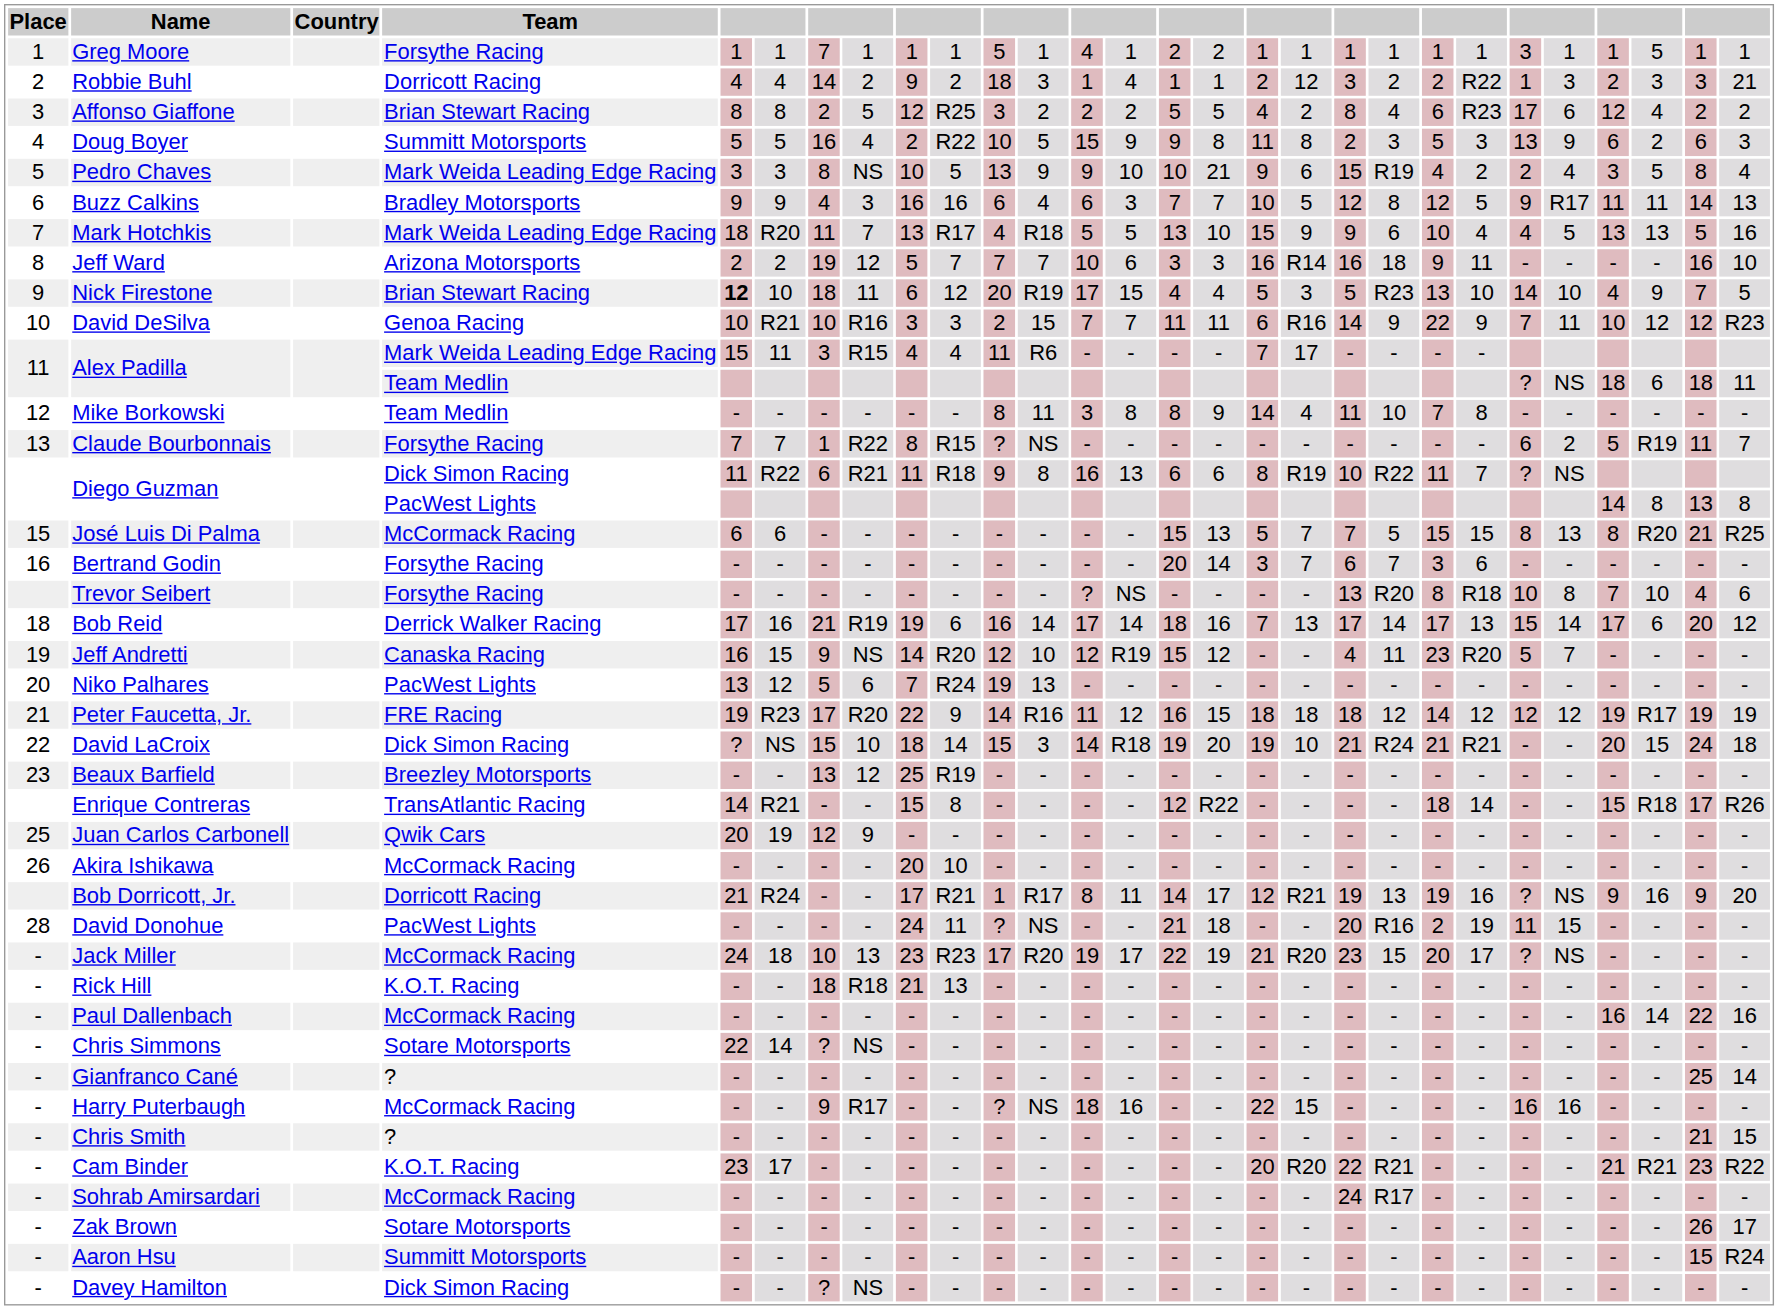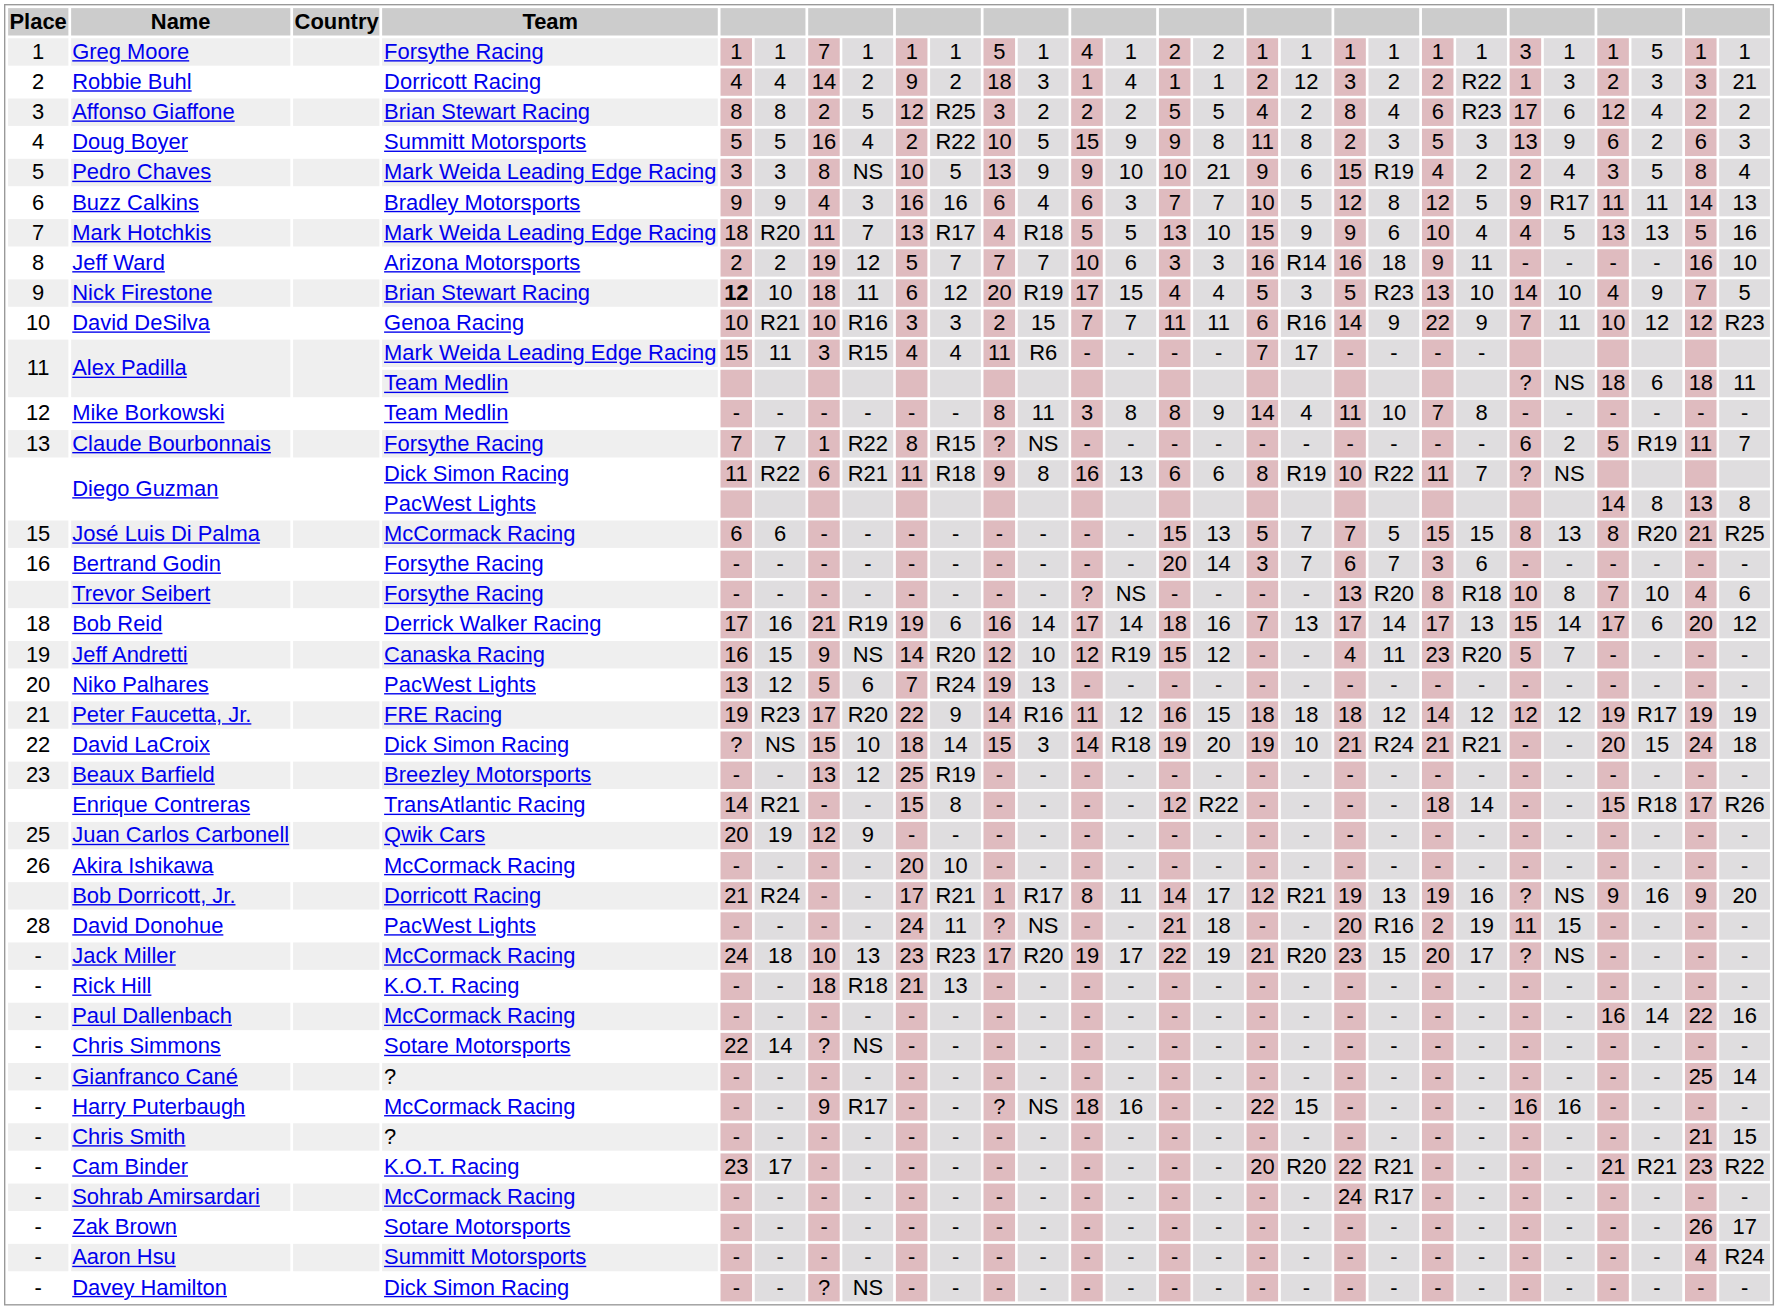(1701, 1257) 15 -> (1701, 1257) 4
